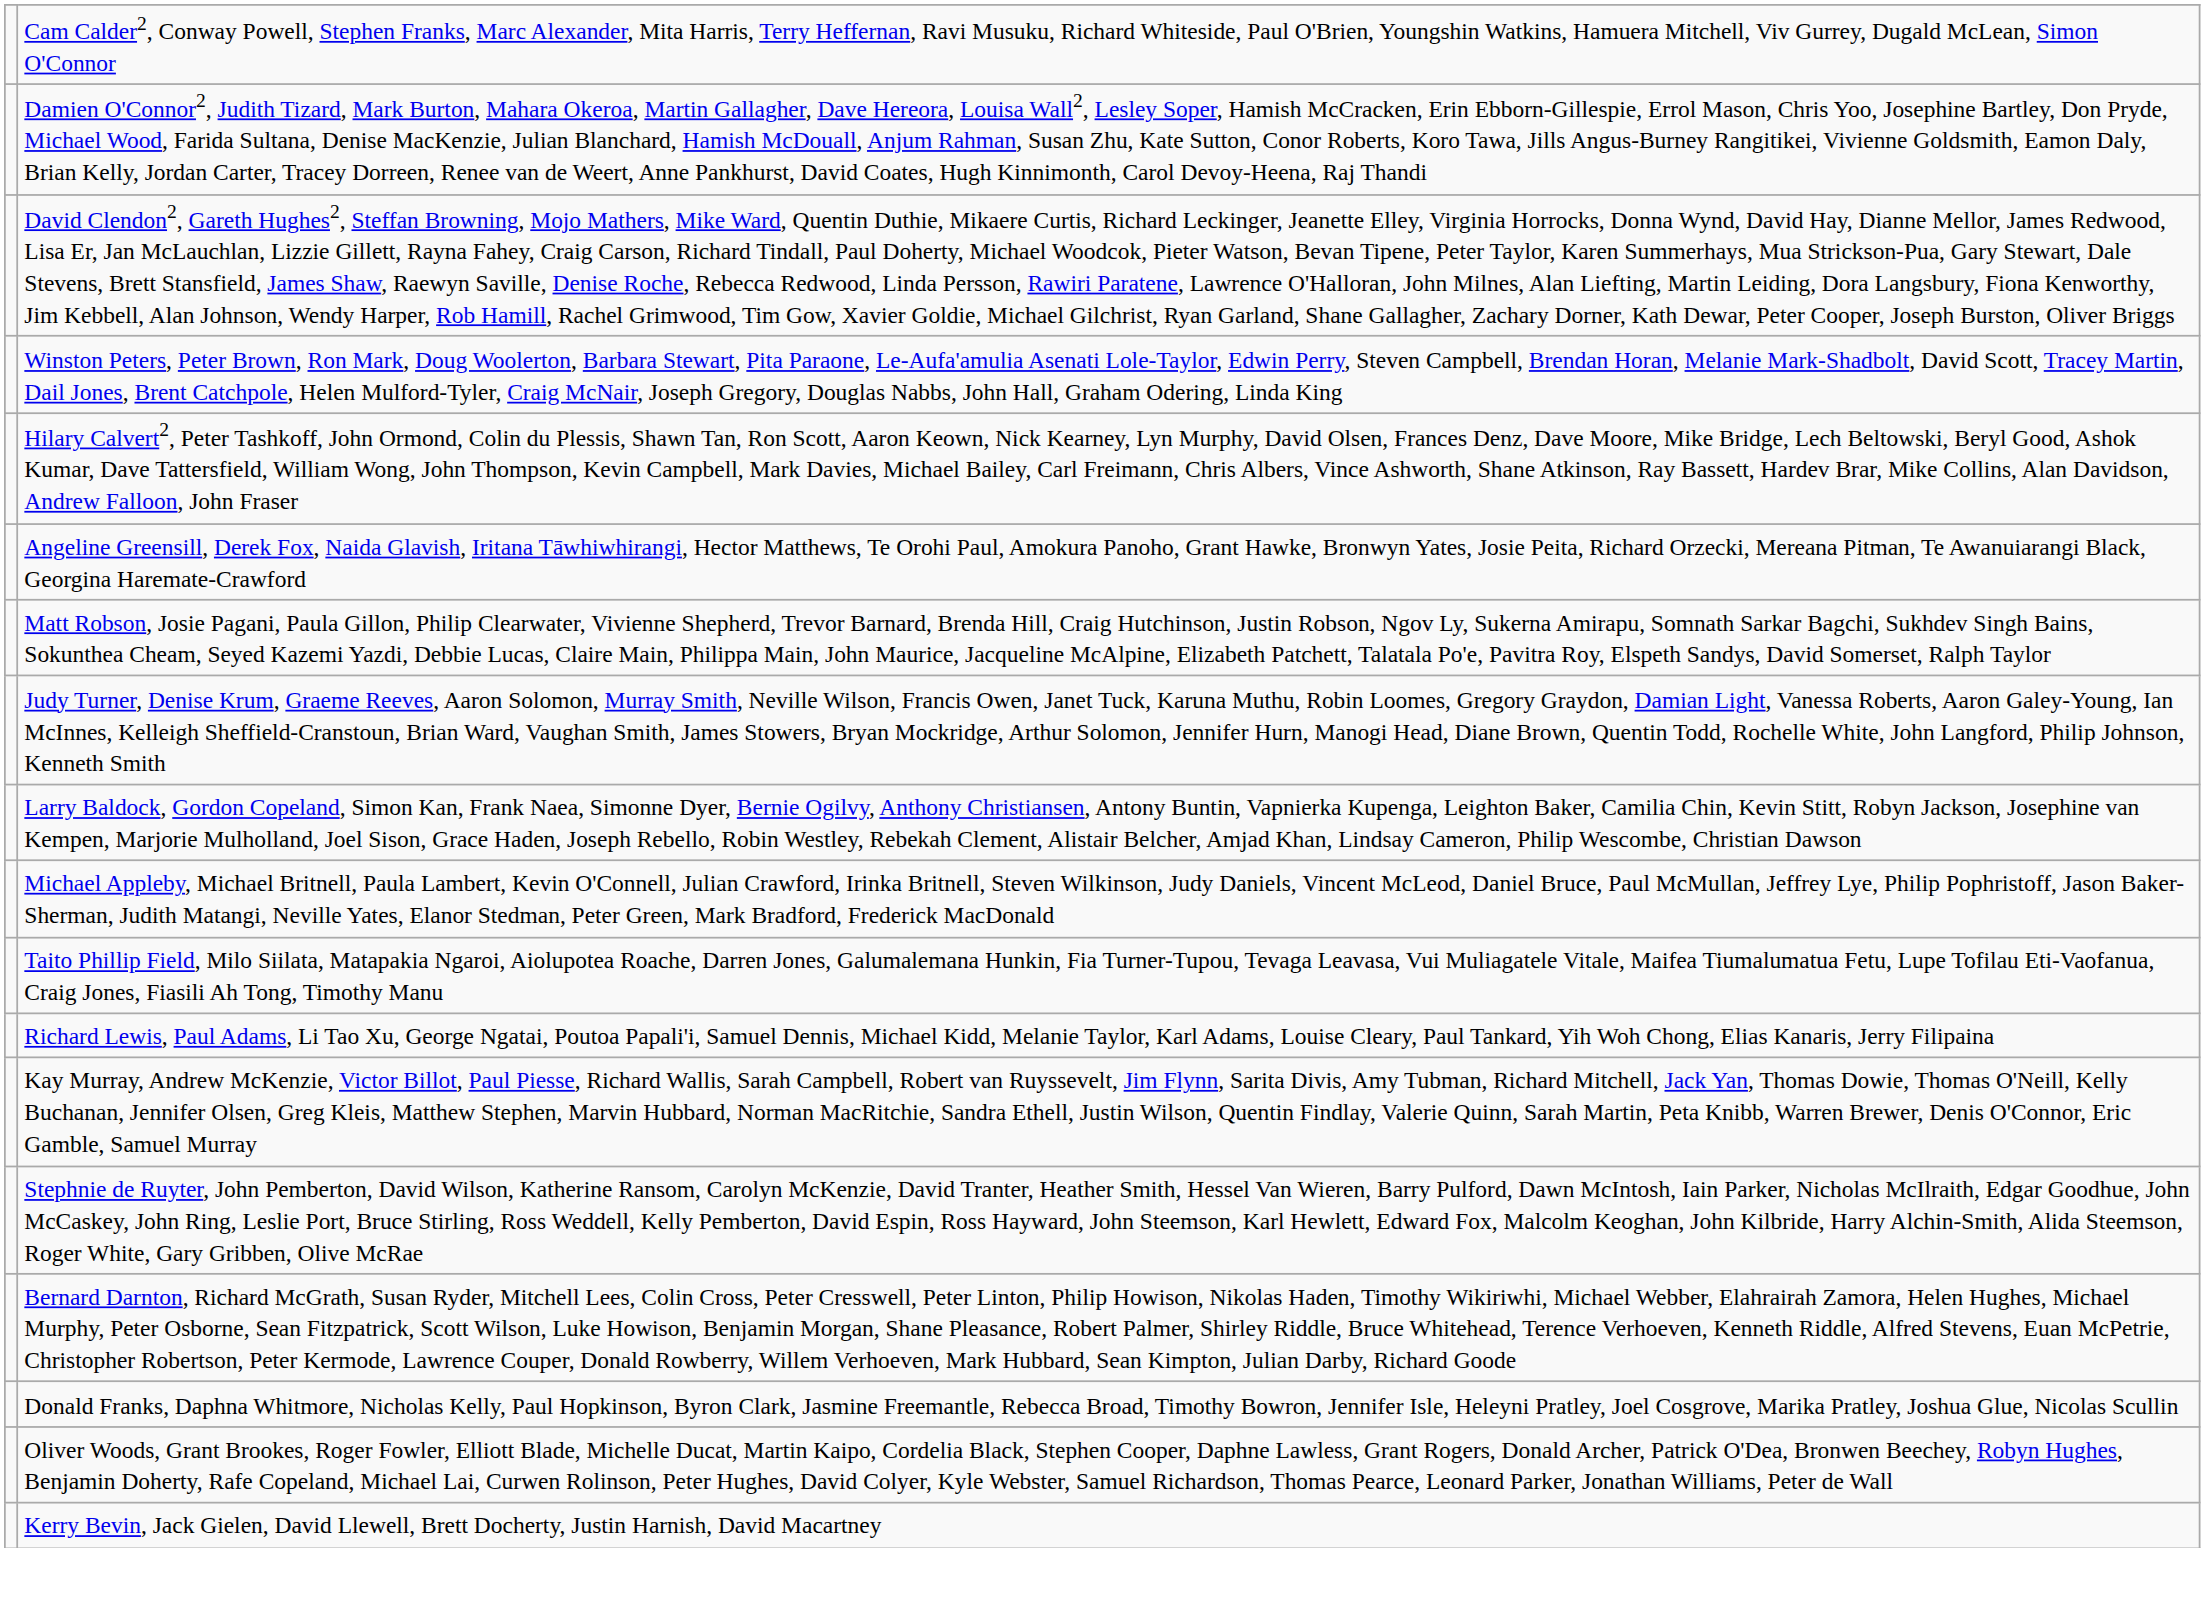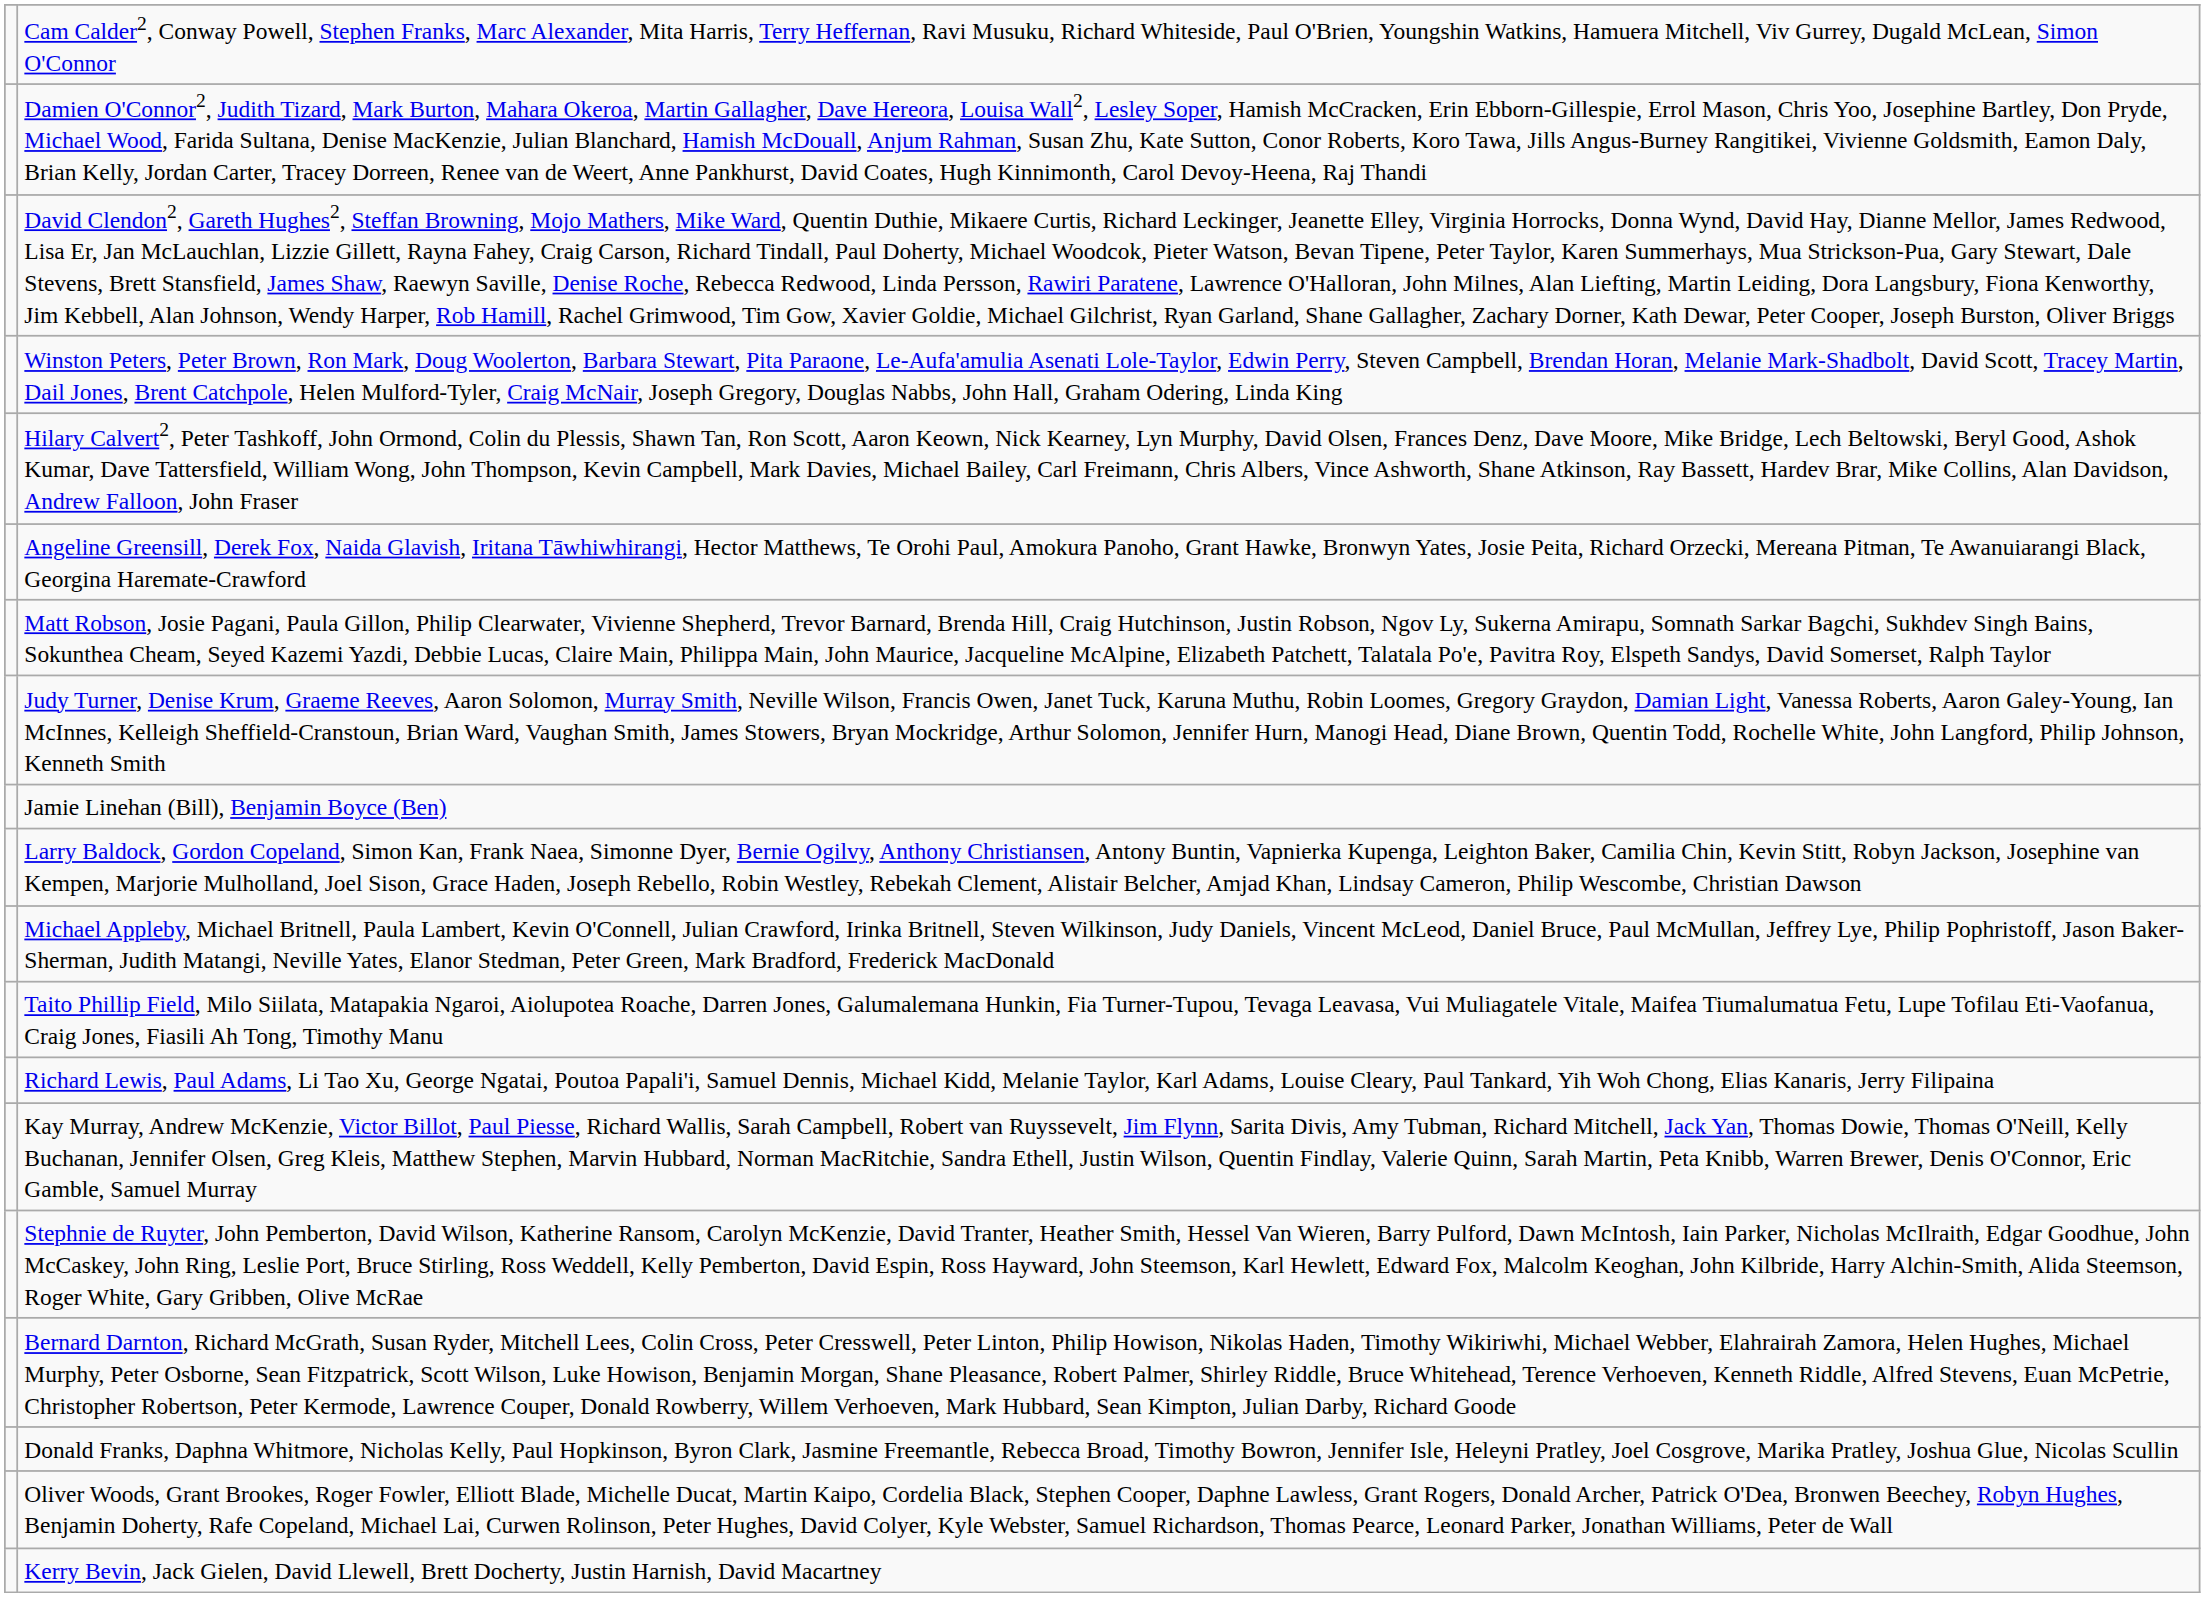+ row: (235, 807)
